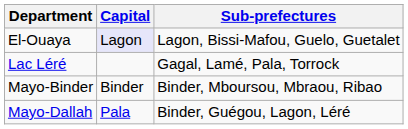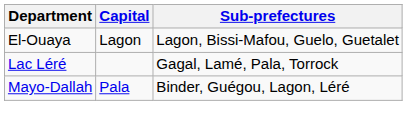(121, 40) lavender background -> (120, 40) no background
- row: (51, 87)
